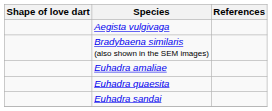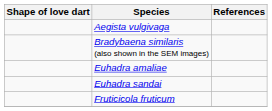- row: (132, 83)
+ row: (134, 99)
